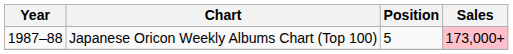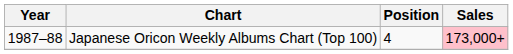(387, 37) 5 -> (387, 37) 4
